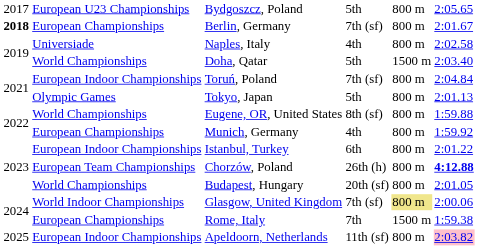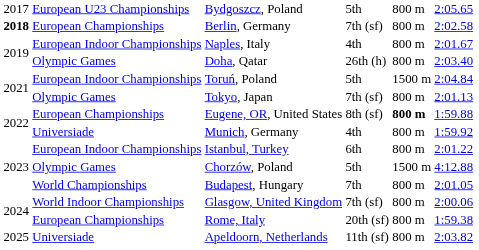(454, 26) 2:01.67 -> (454, 26) 2:02.58
(63, 43) Universiade -> (117, 43) European Indoor Championships
(454, 43) 2:02.58 -> (454, 43) 2:01.67
(89, 61) World Championships -> (74, 61) Olympic Games
(354, 61) 5th -> (366, 61) 26th (h)
(412, 61) 1500 m -> (409, 61) 800 m
(364, 79) 7th (sf) -> (354, 79) 5th
(409, 79) 800 m -> (412, 79) 1500 m
(354, 96) 5th -> (364, 96) 7th (sf)
(89, 114) World Championships -> (98, 114) European Championships
(409, 114) normal -> (409, 114) bold
(98, 131) European Championships -> (63, 131) Universiade
(114, 167) European Team Championships -> (74, 167) Olympic Games
(366, 167) 26th (h) -> (354, 167) 5th
(409, 167) 800 m -> (412, 167) 1500 m
(454, 167) bold -> (454, 167) normal
(367, 184) 20th (sf) -> (354, 184) 7th
(409, 202) khaki background -> (409, 202) no background
(354, 219) 7th -> (367, 219) 20th (sf)
(412, 219) 1500 m -> (409, 219) 800 m
(117, 237) European Indoor Championships -> (63, 237) Universiade
(454, 237) pink background -> (454, 237) no background
